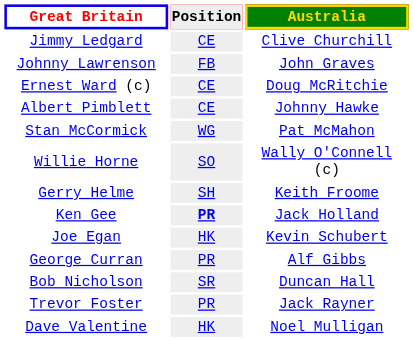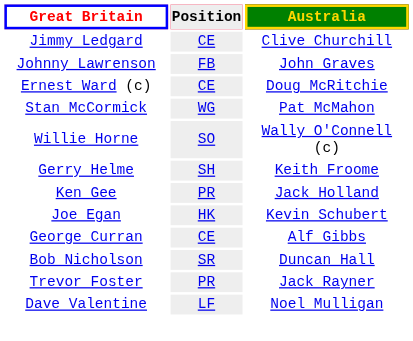- row: (86, 109)
(206, 215) bold -> (206, 193) normal
(206, 260) PR -> (206, 238) CE
(206, 327) HK -> (206, 305) LF
